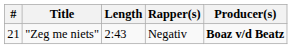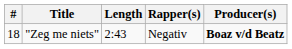(13, 33) 21 -> (13, 33) 18
